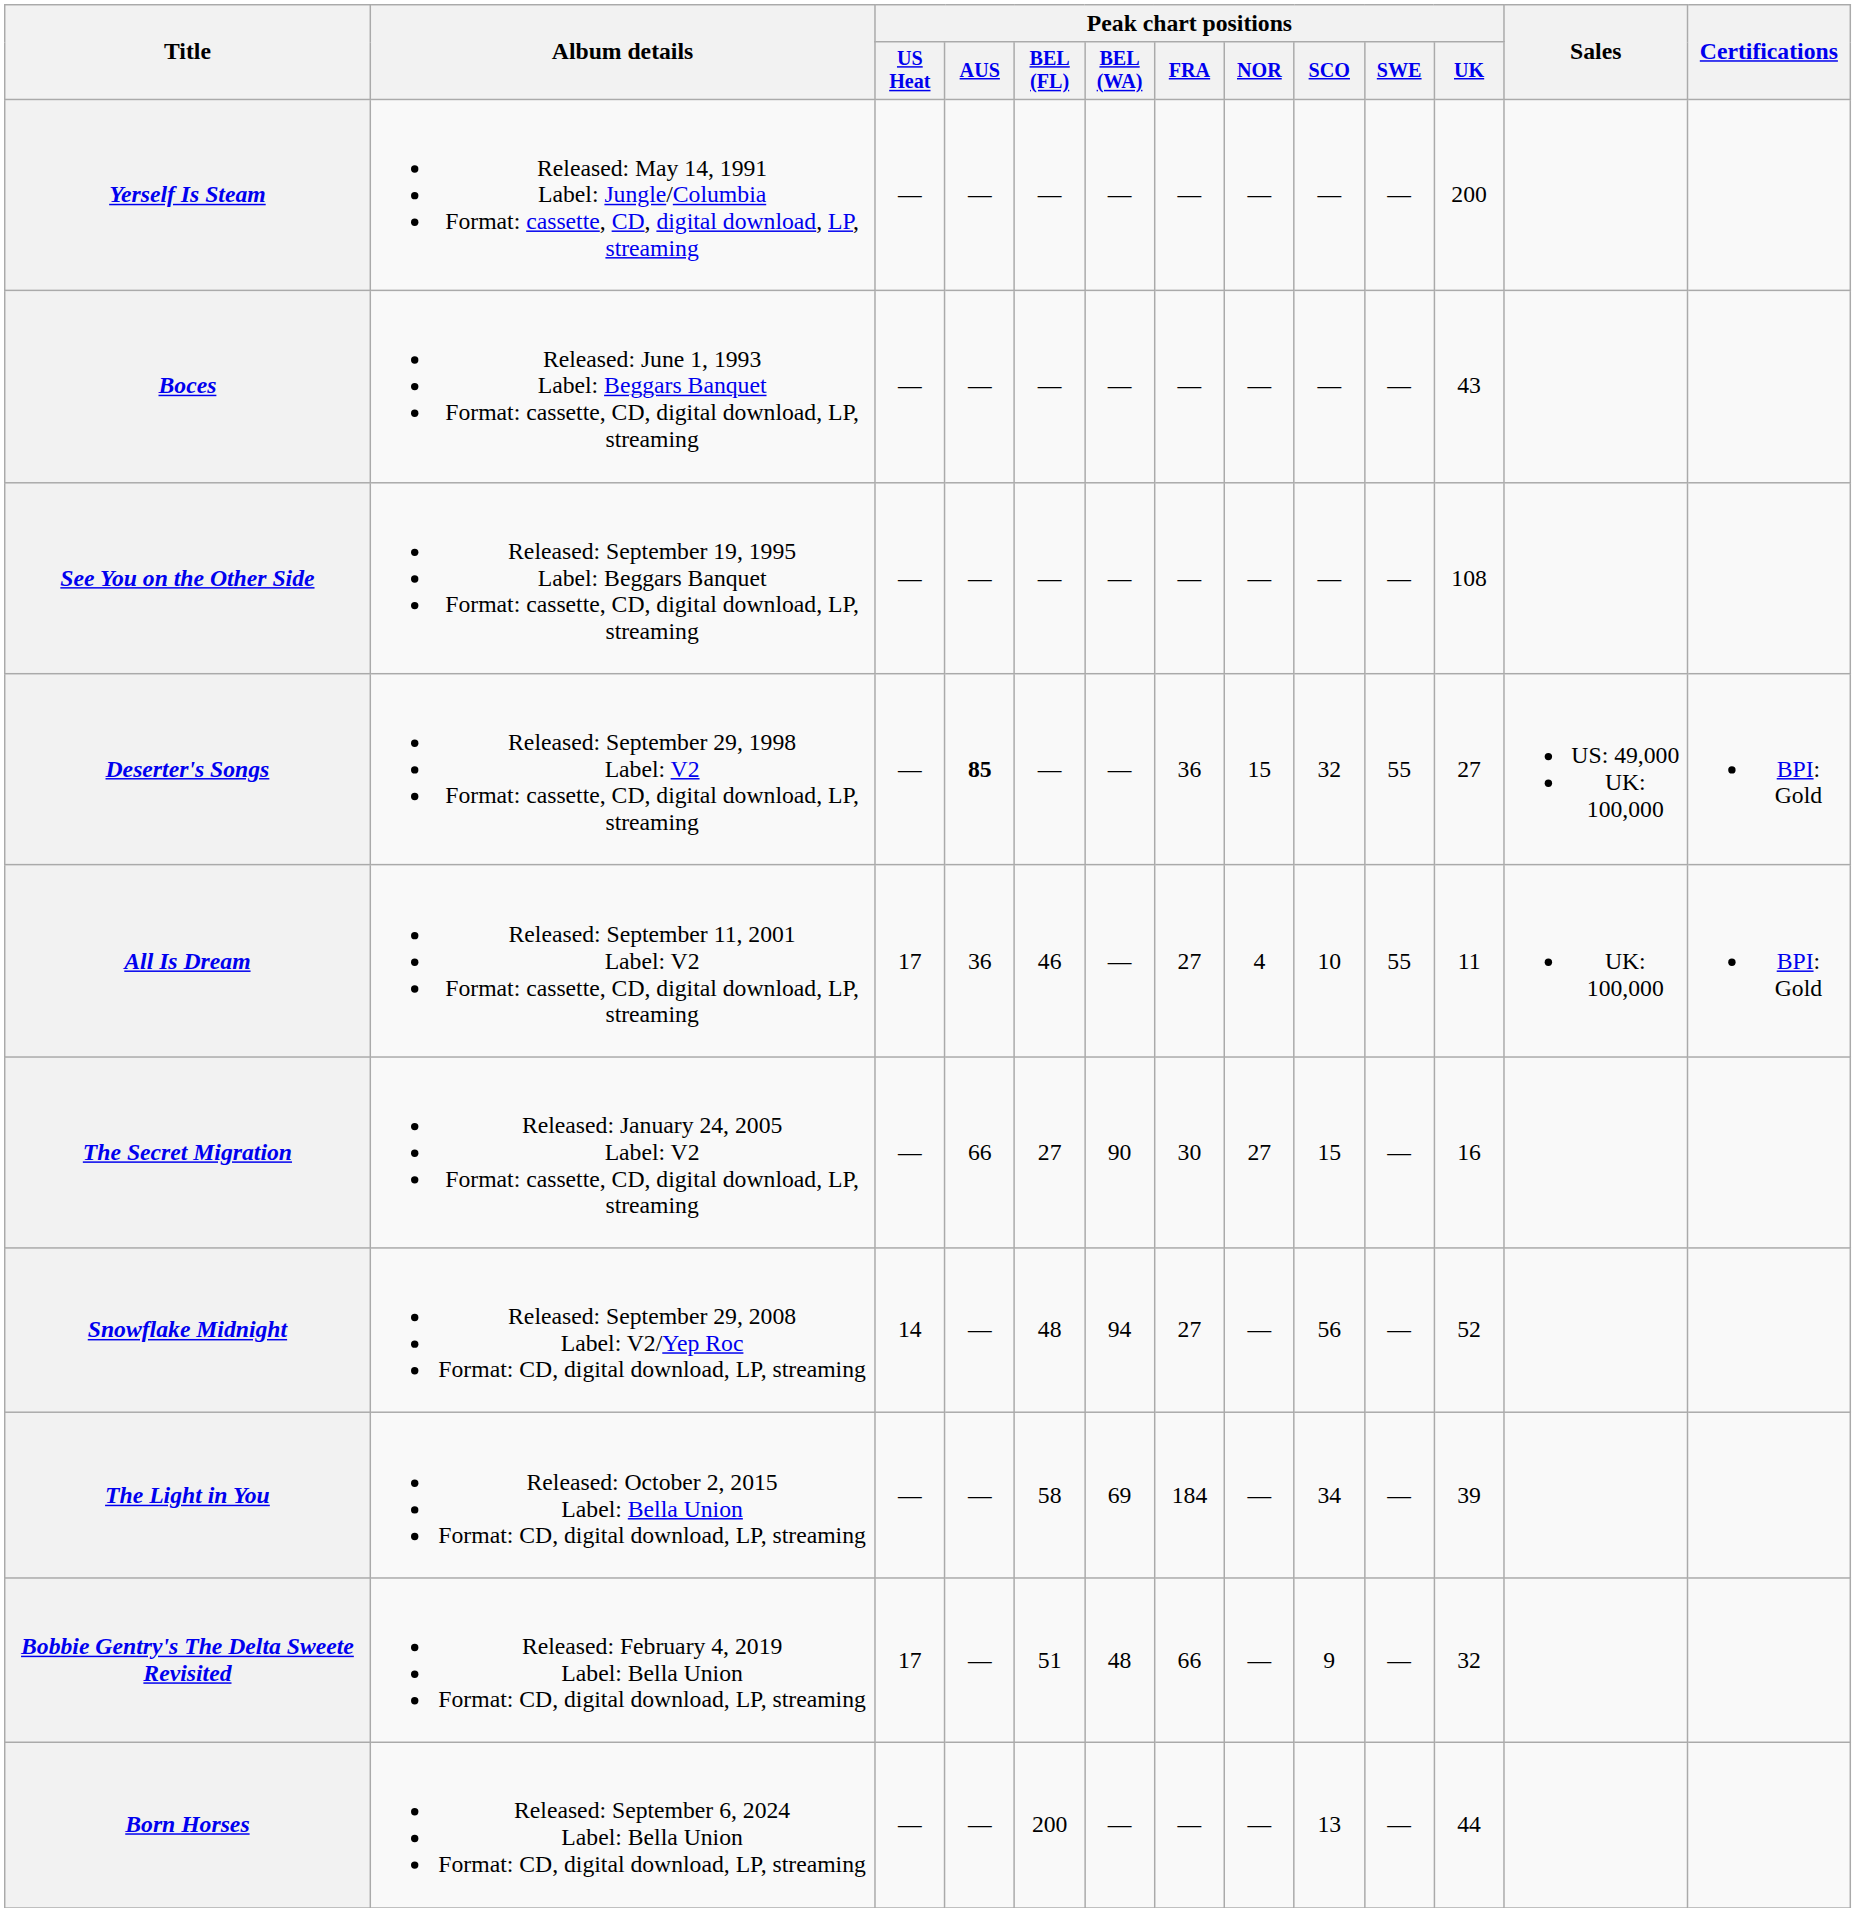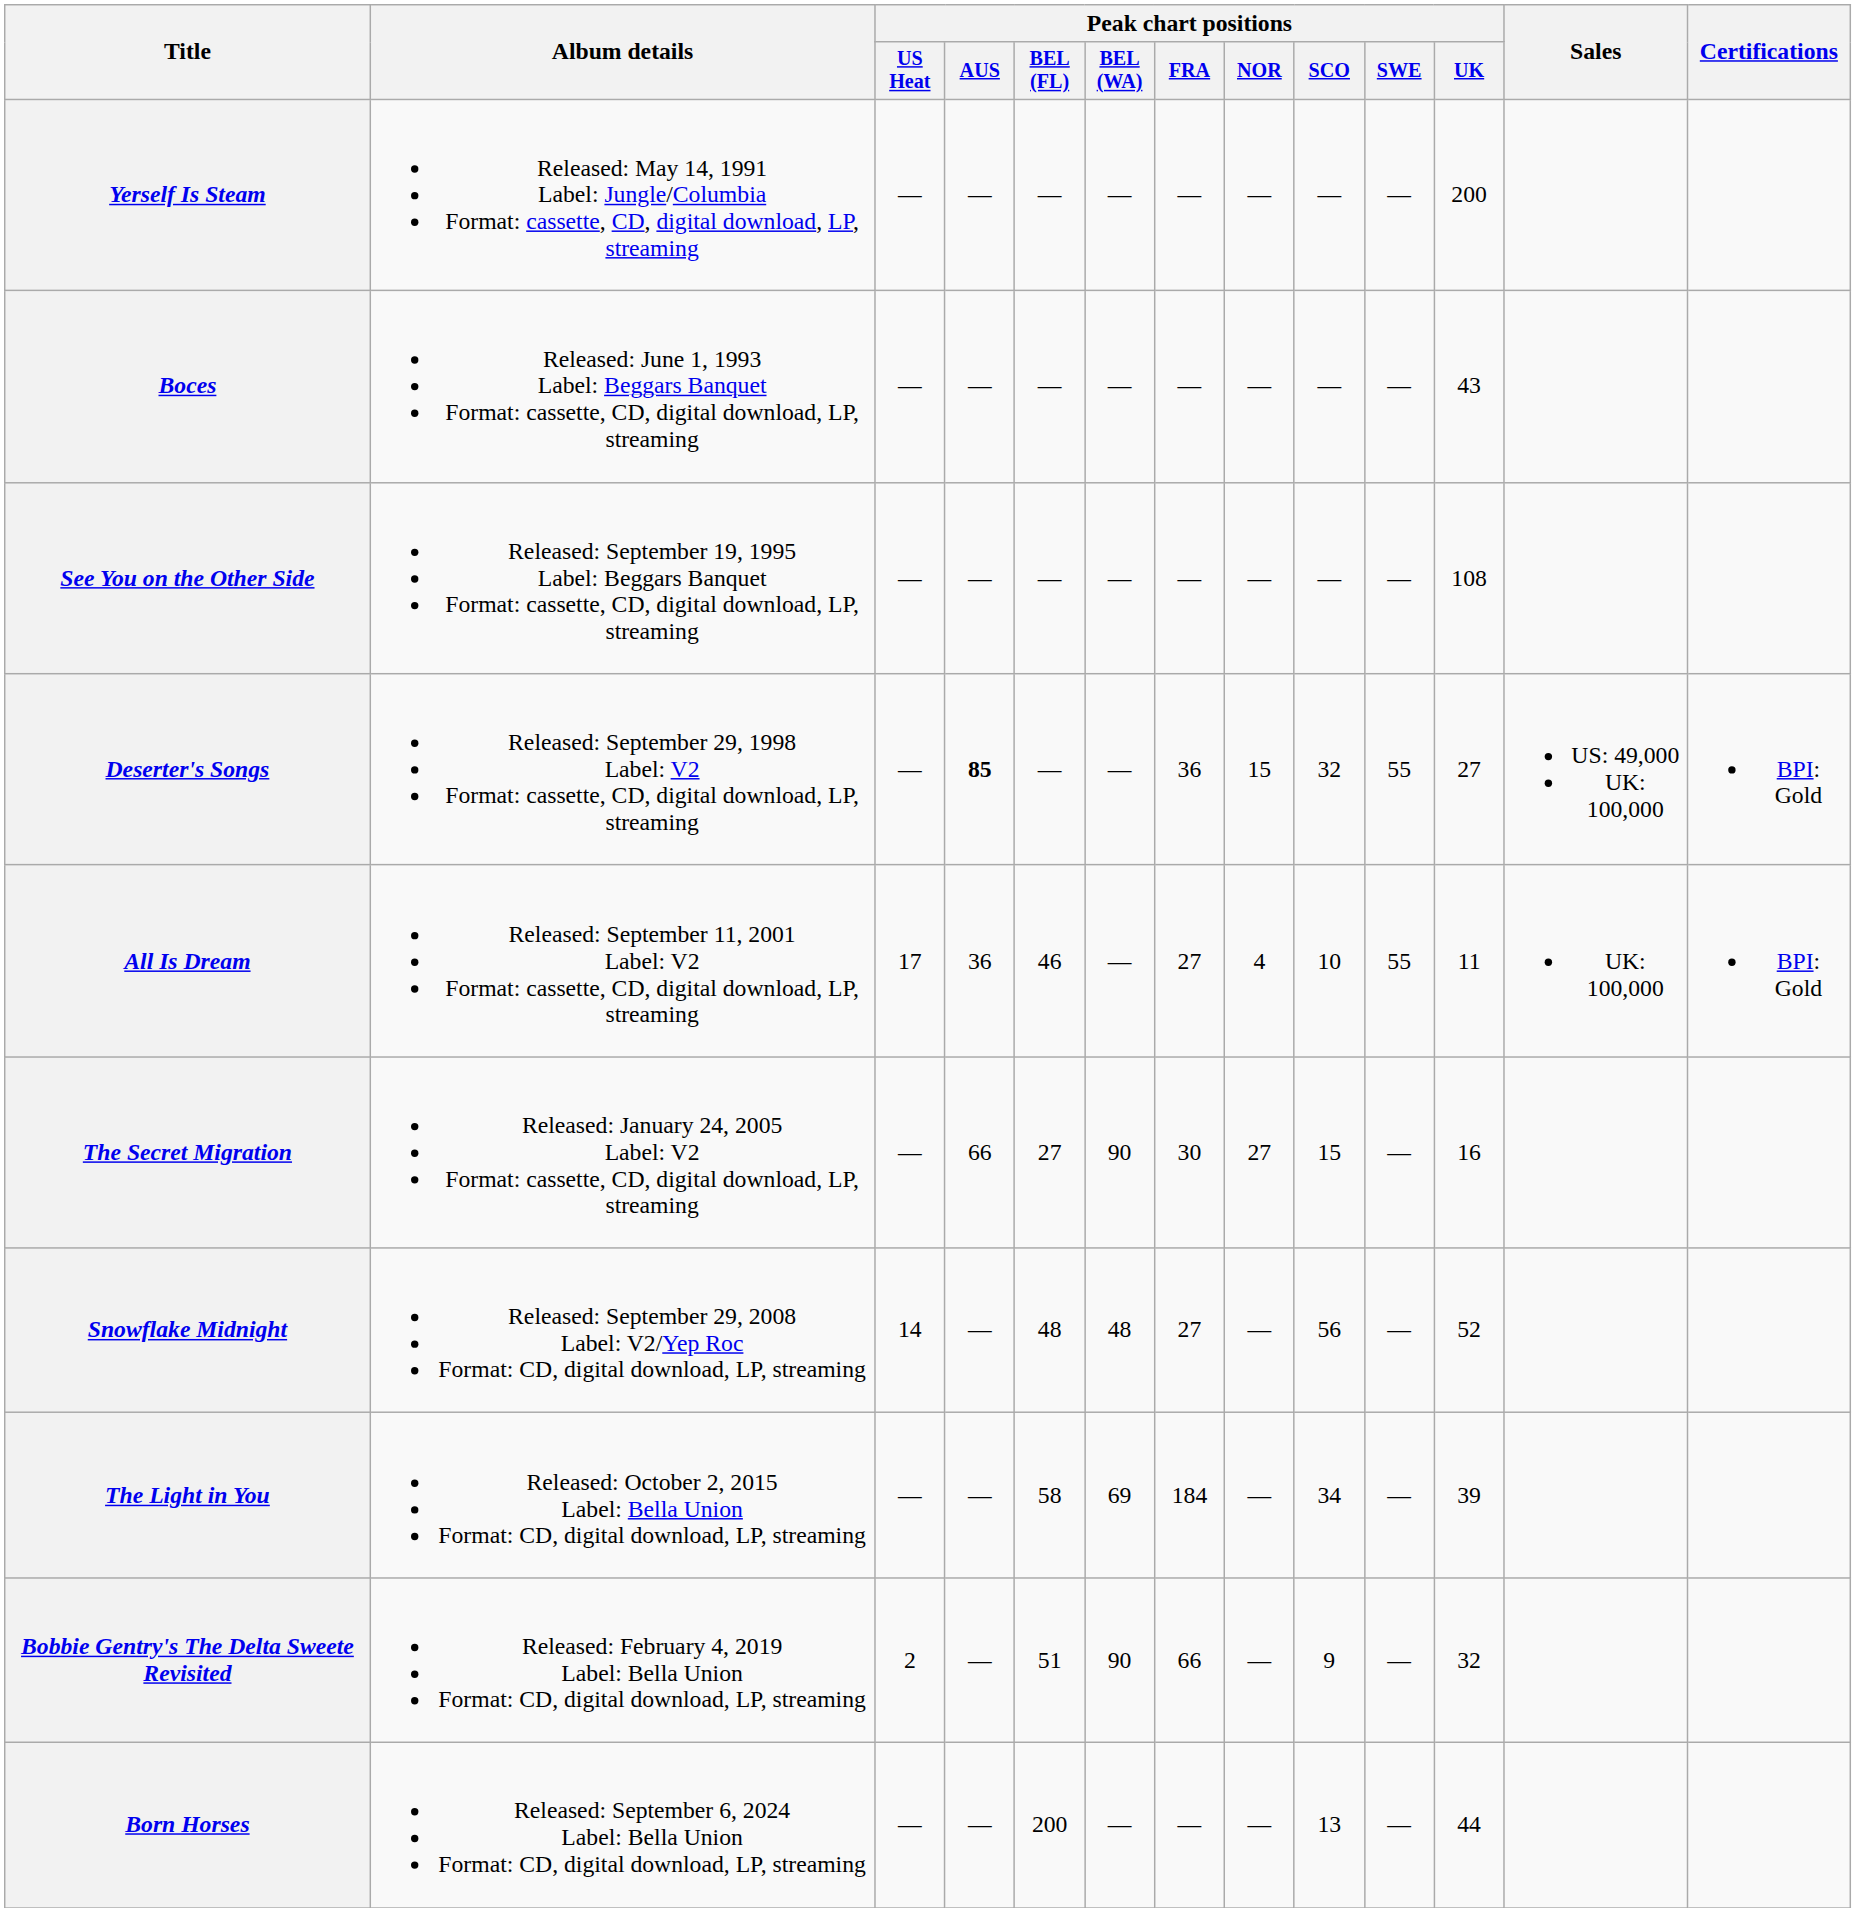(1120, 1330) 94 -> (1120, 1330) 48
(910, 1659) 17 -> (910, 1659) 2
(1120, 1659) 48 -> (1120, 1659) 90
